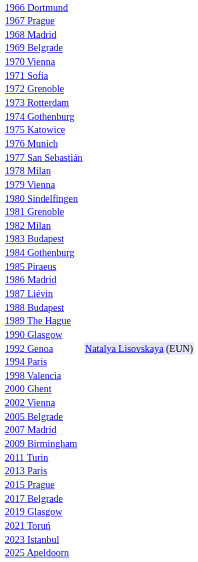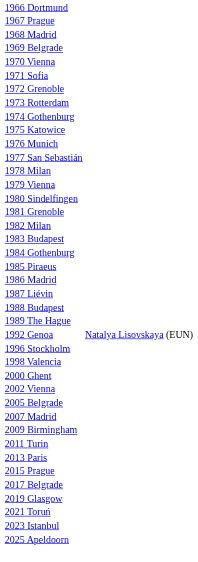- row: (34, 334)
(139, 348) lavender background -> (139, 334) no background
- row: (26, 362)
+ row: (38, 348)
